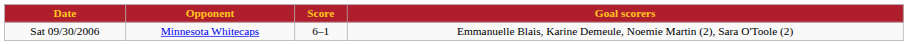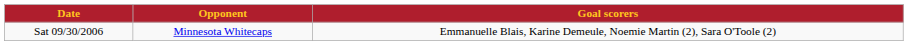- column: (321, 13)
